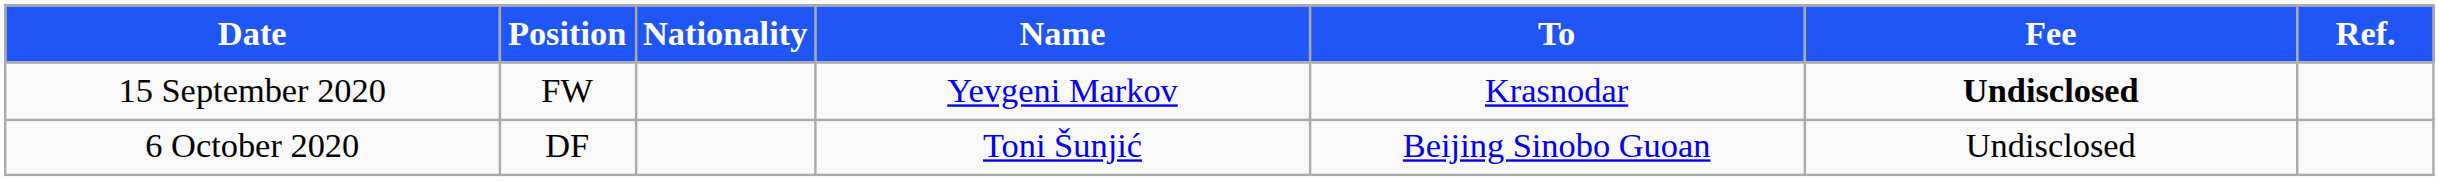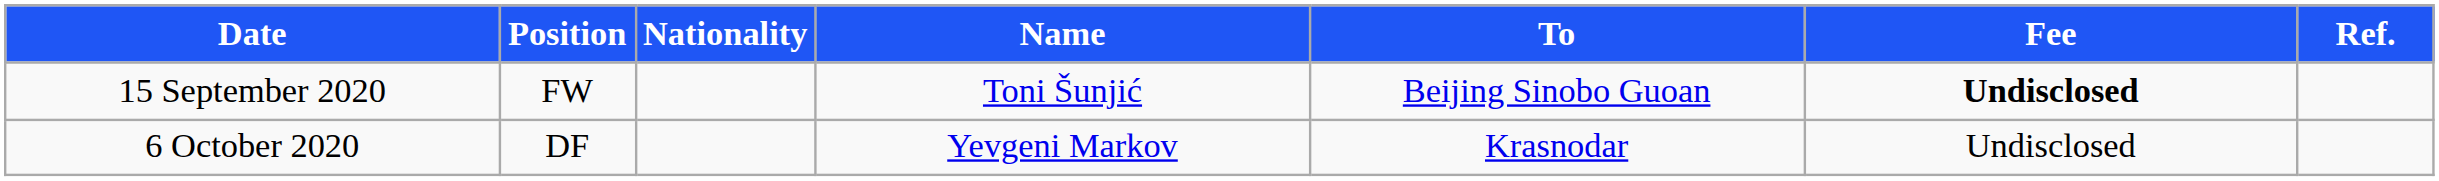(1063, 90) Yevgeni Markov -> (1063, 90) Toni Šunjić
(1557, 90) Krasnodar -> (1557, 90) Beijing Sinobo Guoan
(1063, 146) Toni Šunjić -> (1063, 146) Yevgeni Markov
(1557, 146) Beijing Sinobo Guoan -> (1557, 146) Krasnodar
